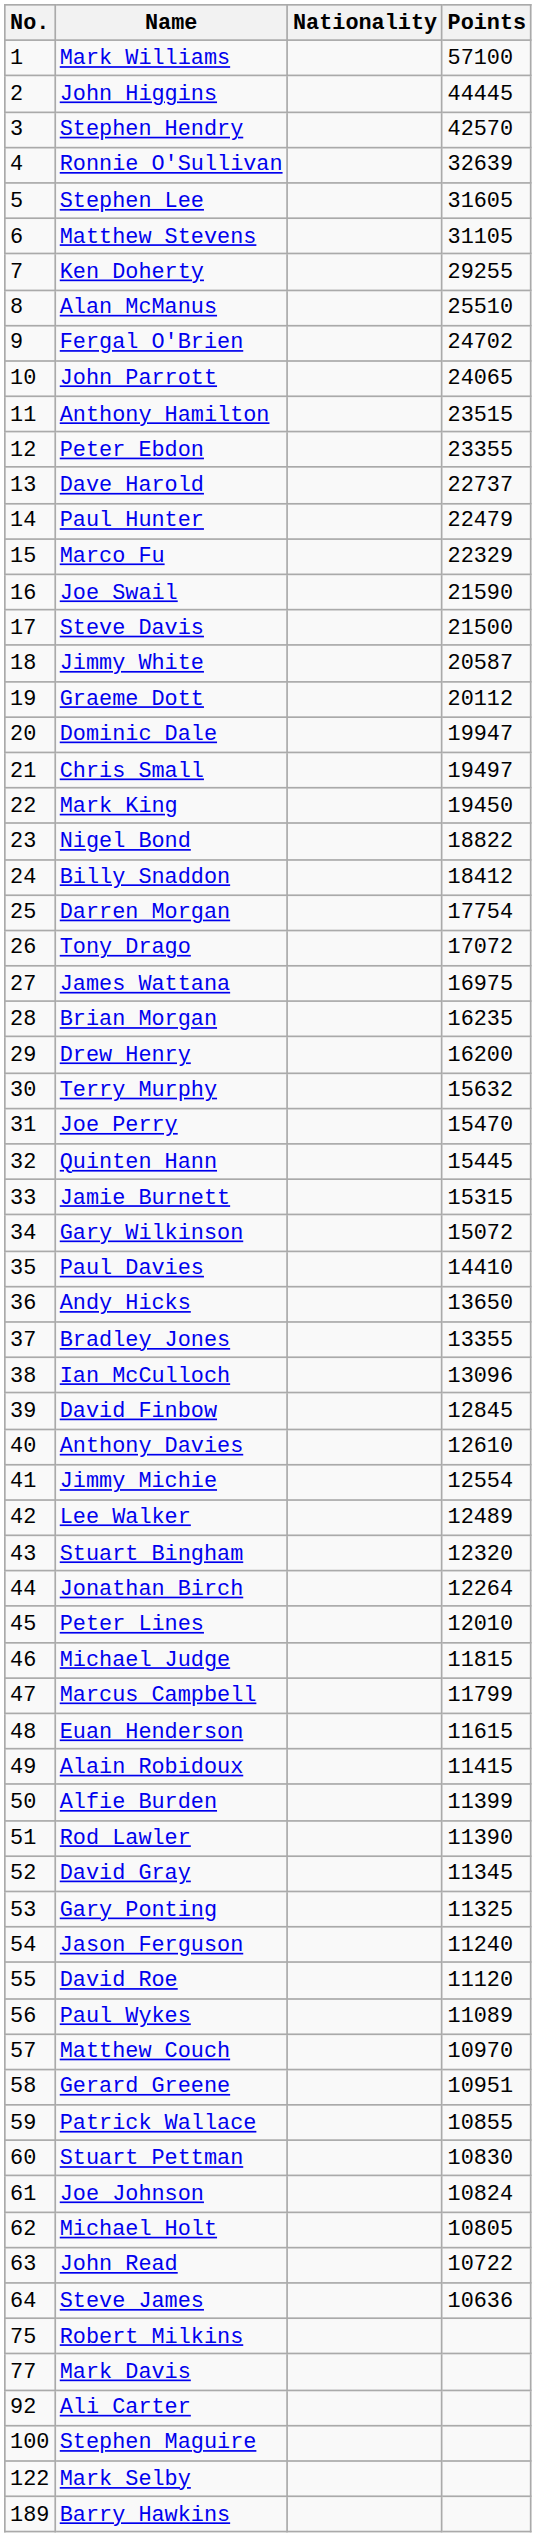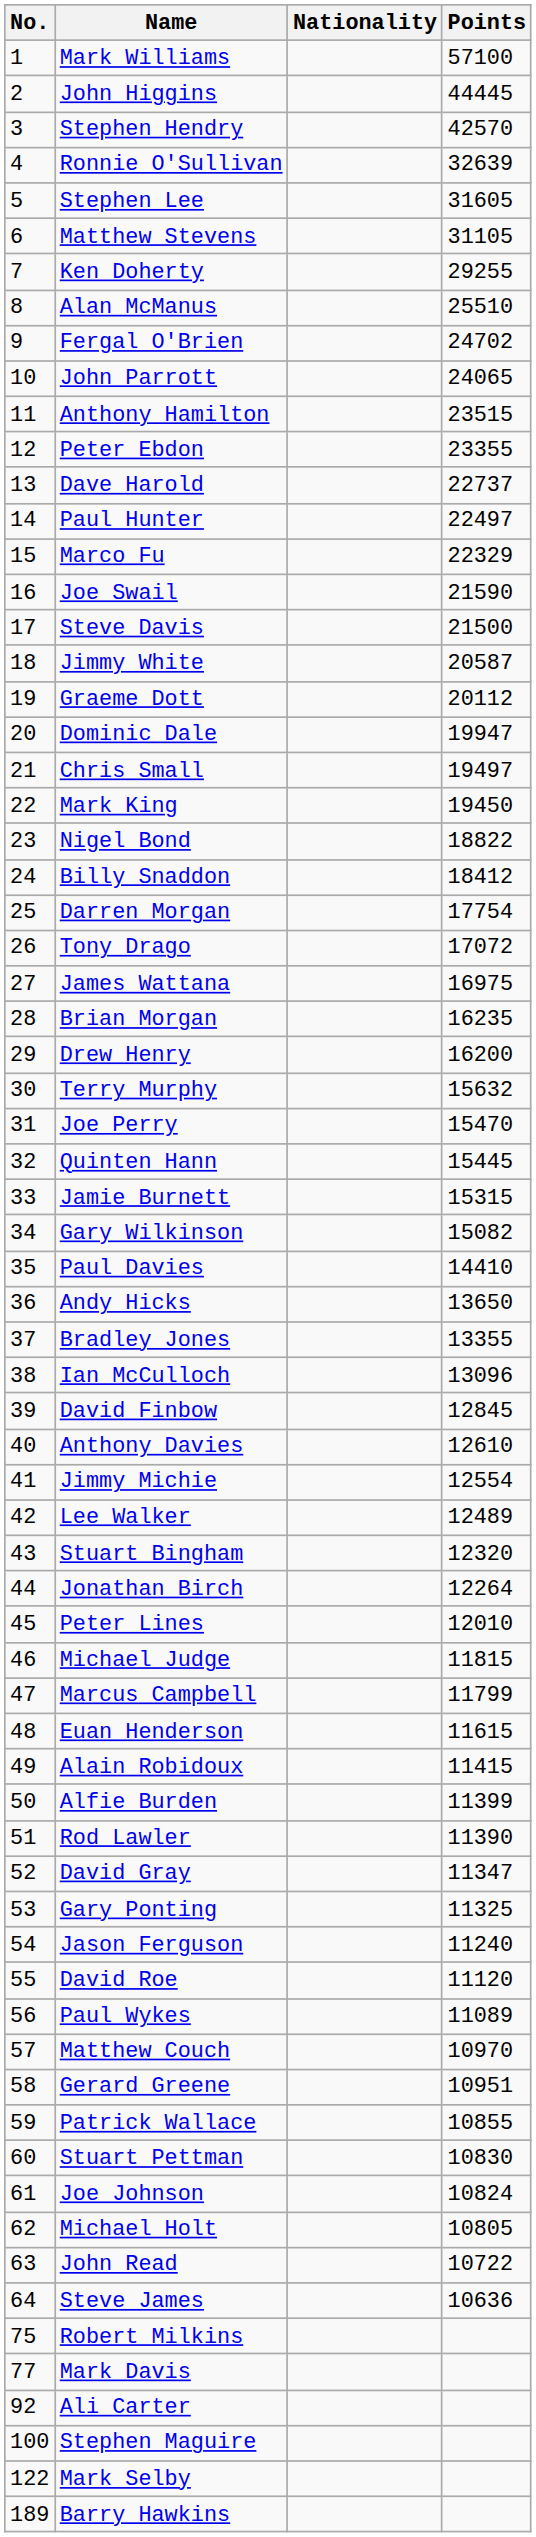(480, 521) 22479 -> (480, 521) 22497
(480, 1233) 15072 -> (480, 1233) 15082
(480, 1874) 11345 -> (480, 1874) 11347
